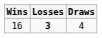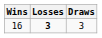(81, 26) 4 -> (81, 26) 3
